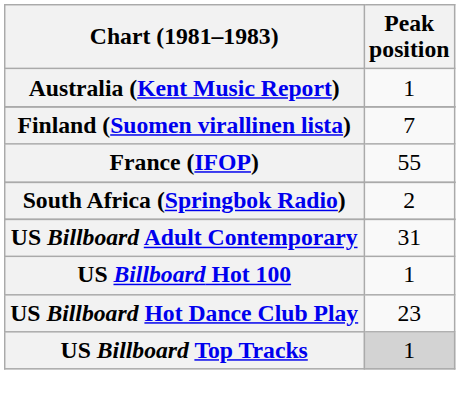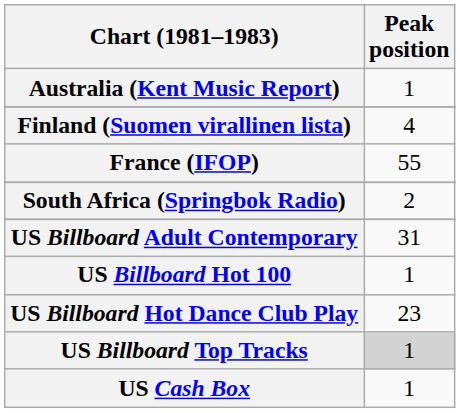(409, 125) 7 -> (409, 125) 4
+ row: (184, 387)
